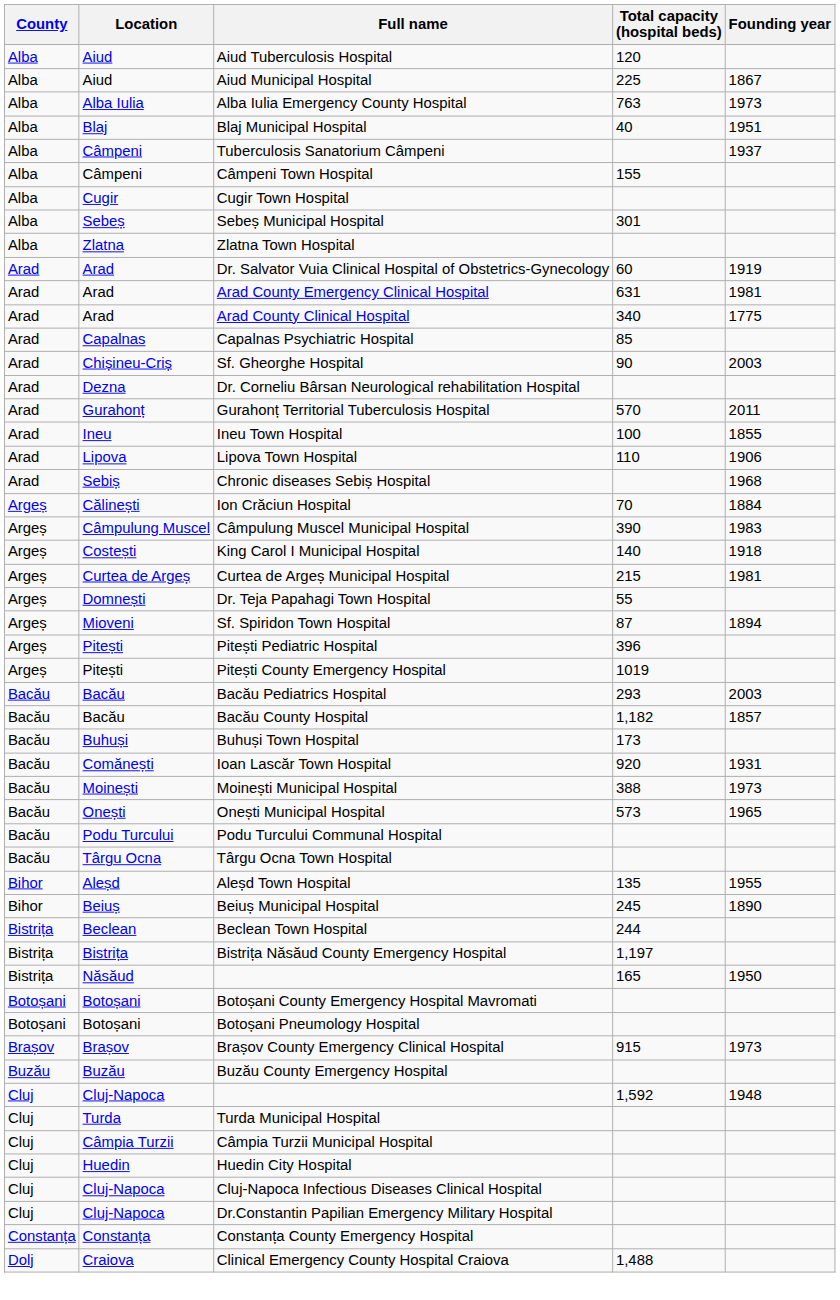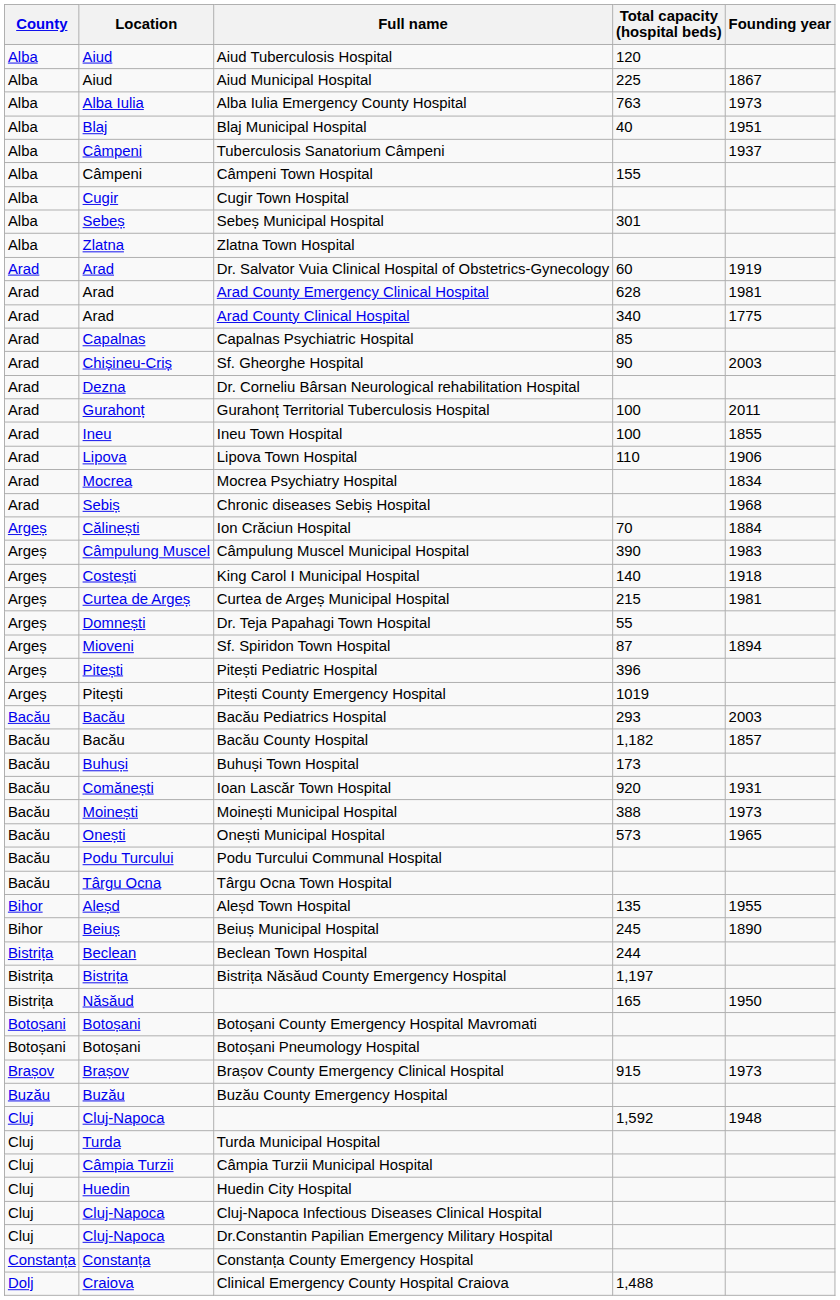(628, 292) 631 -> (628, 292) 628
(628, 410) 570 -> (628, 410) 100
+ row: (107, 481)
